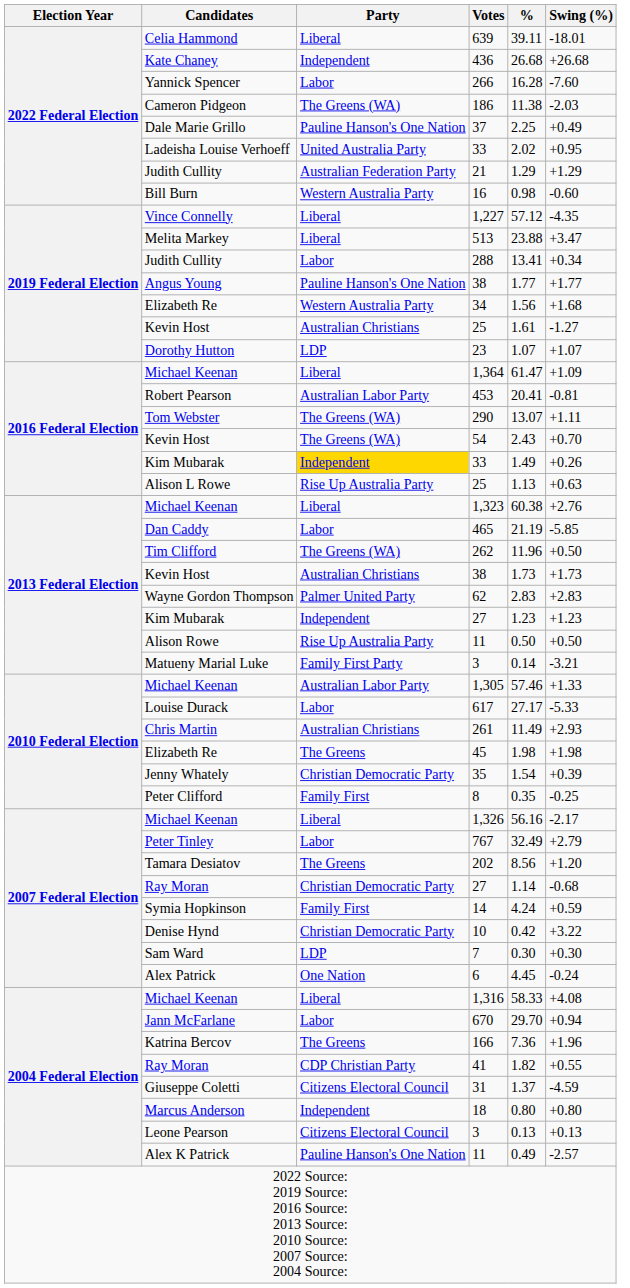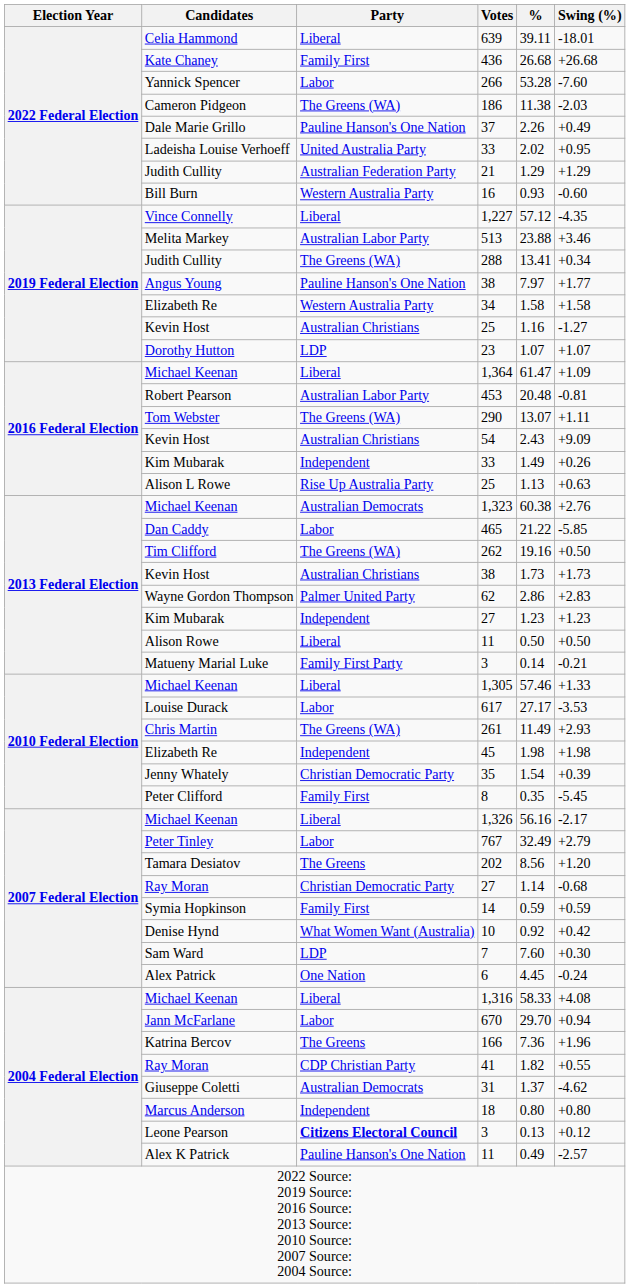(335, 60) Independent -> (335, 60) Family First
(527, 82) 16.28 -> (536, 82) 53.28
(523, 127) 2.25 -> (532, 127) 2.26
(523, 194) 0.98 -> (532, 194) 0.93
(320, 238) Liberal -> (365, 238) Australian Labor Party
(565, 238) +3.47 -> (574, 238) +3.46
(317, 261) Labor -> (350, 261) The Greens (WA)
(523, 283) 1.77 -> (532, 283) 7.97
(523, 305) 1.56 -> (532, 305) 1.58
(565, 305) +1.68 -> (574, 305) +1.58
(523, 328) 1.61 -> (532, 328) 1.16
(527, 395) 20.41 -> (536, 395) 20.48
(350, 439) The Greens (WA) -> (360, 439) Australian Christians
(565, 439) +0.70 -> (574, 439) +9.09
(335, 462) gold background -> (335, 462) no background
(320, 506) Liberal -> (362, 506) Australian Democrats
(527, 529) 21.19 -> (536, 529) 21.22
(527, 551) 11.96 -> (536, 551) 19.16
(523, 596) 2.83 -> (532, 596) 2.86
(367, 640) Rise Up Australia Party -> (320, 640) Liberal
(564, 663) -3.21 -> (573, 663) -0.21
(365, 685) Australian Labor Party -> (320, 685) Liberal
(564, 707) -5.33 -> (573, 707) -3.53
(360, 730) Australian Christians -> (350, 730) The Greens (WA)
(333, 752) The Greens -> (335, 752) Independent
(564, 797) -0.25 -> (573, 797) -5.45
(523, 908) 4.24 -> (532, 908) 0.59
(377, 931) Christian Democratic Party -> (387, 931) What Women Want (Australia)
(523, 931) 0.42 -> (532, 931) 0.92
(565, 931) +3.22 -> (574, 931) +0.42
(523, 953) 0.30 -> (532, 953) 7.60
(374, 1087) Citizens Electoral Council -> (362, 1087) Australian Democrats
(564, 1087) -4.59 -> (573, 1087) -4.62
(374, 1132) normal -> (379, 1132) bold
(565, 1132) +0.13 -> (574, 1132) +0.12
